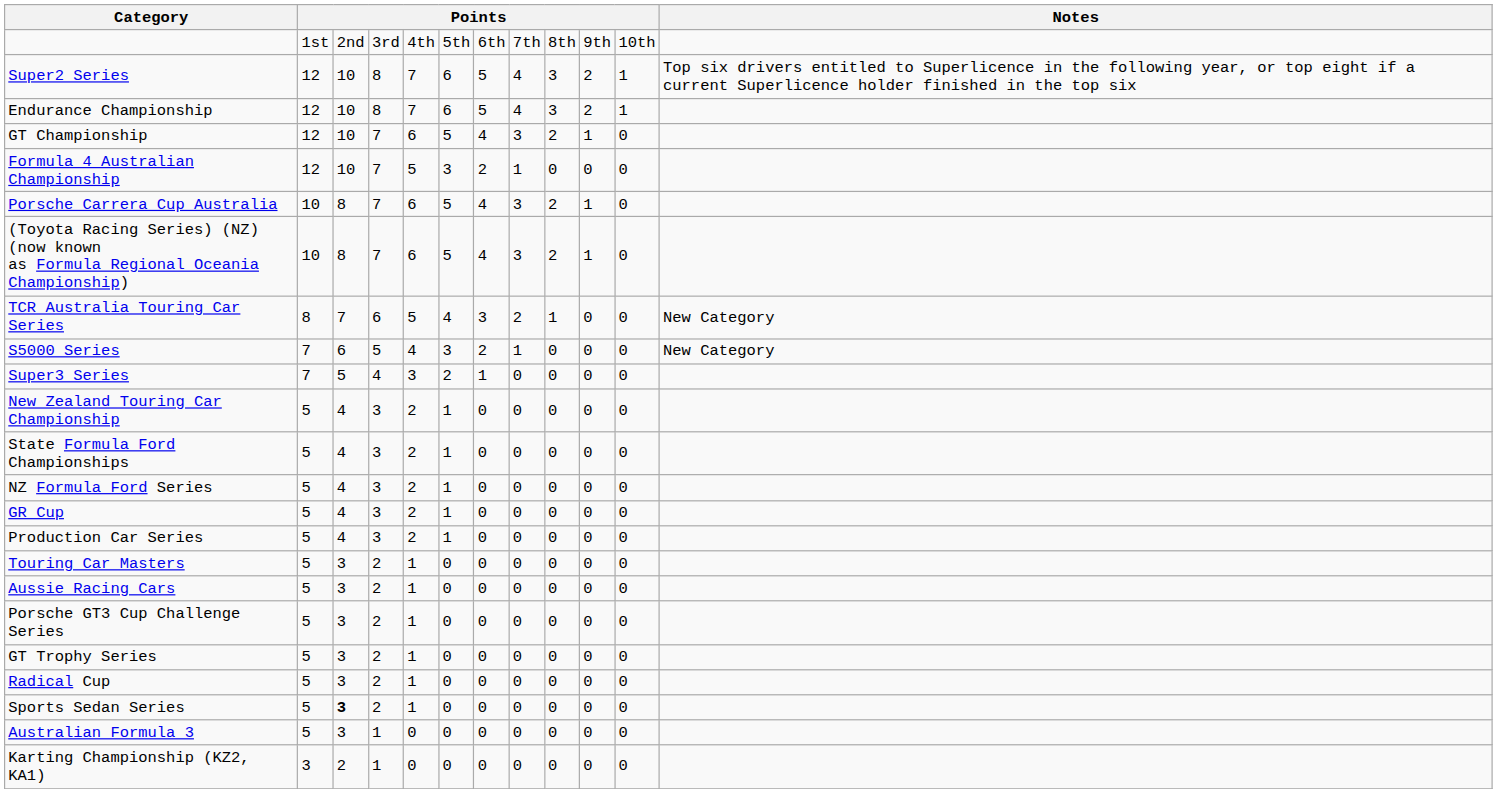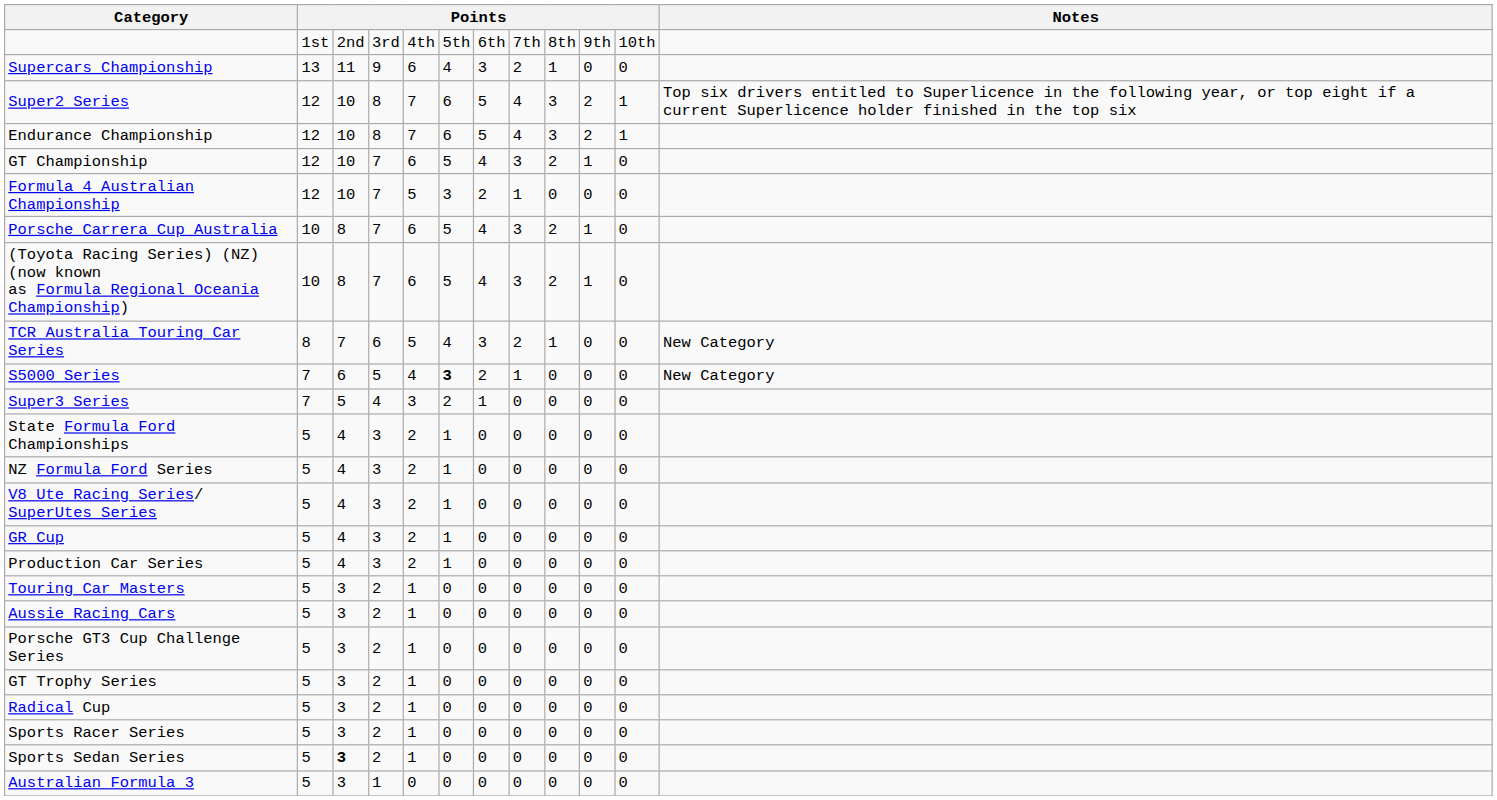+ row: (110, 68)
(447, 351) normal -> (447, 376) bold
- row: (115, 411)
+ row: (106, 504)
+ row: (96, 733)
- row: (129, 767)
